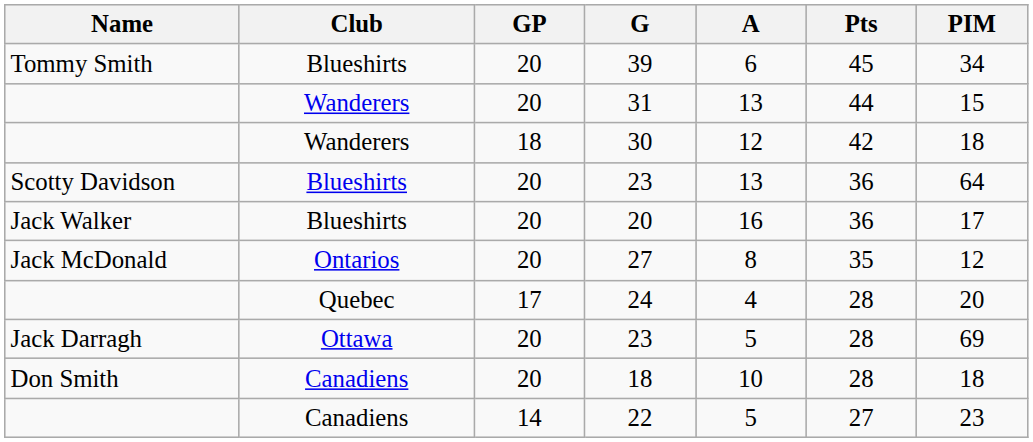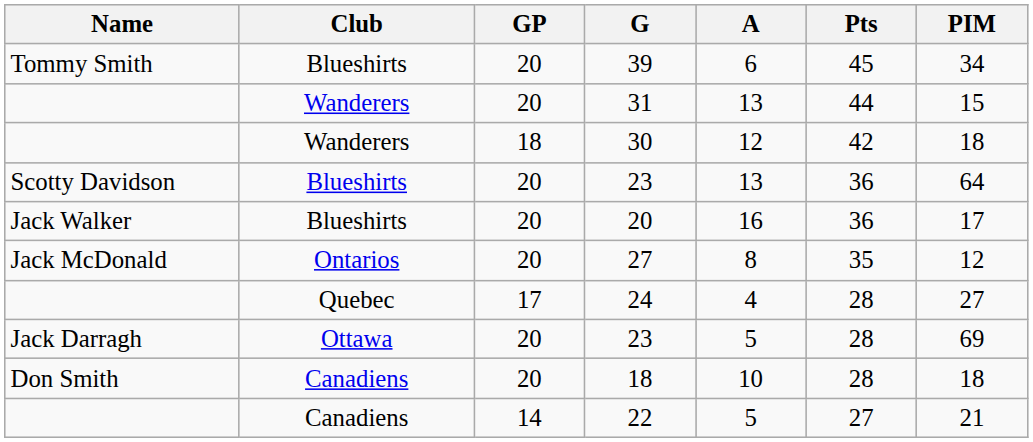(972, 299) 20 -> (972, 299) 27
(972, 417) 23 -> (972, 417) 21
